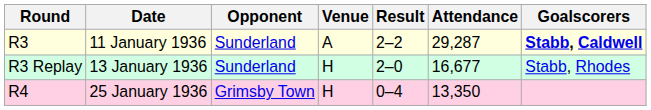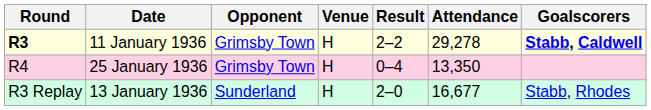(18, 42) normal -> (18, 42) bold
(255, 42) Sunderland -> (265, 42) Grimsby Town
(327, 42) A -> (328, 42) H
(456, 42) 29,287 -> (456, 42) 29,278
rows swapped: (148, 67) <-> (148, 92)
